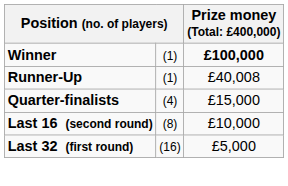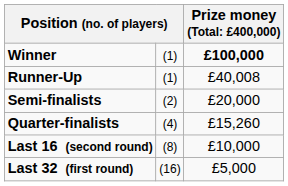+ row: (55, 100)
(234, 100) £15,000 -> (234, 123) £15,260
